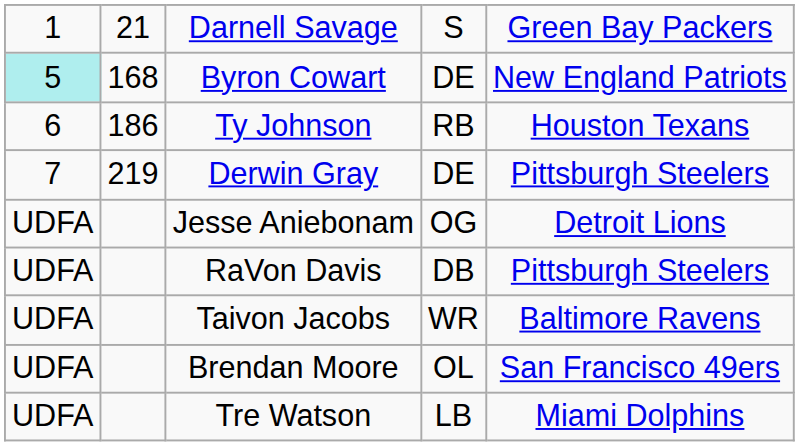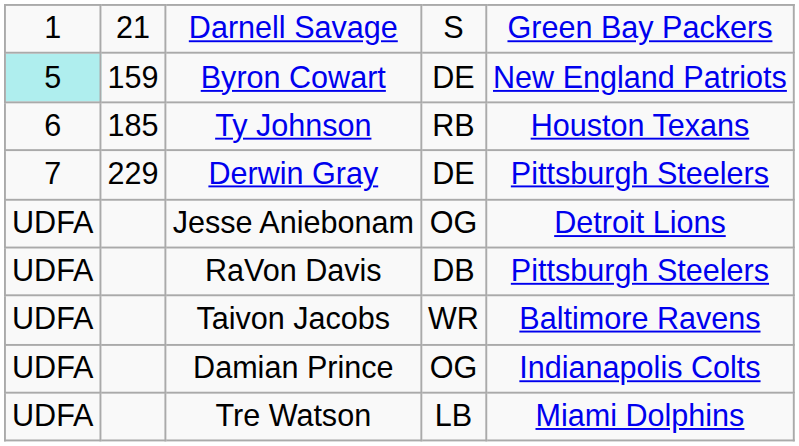(133, 77) 168 -> (133, 77) 159
(133, 125) 186 -> (133, 125) 185
(133, 174) 219 -> (133, 174) 229
- row: (293, 367)
+ row: (293, 367)
